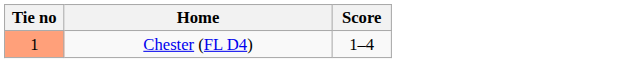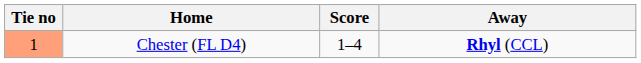+ column: (507, 17)
